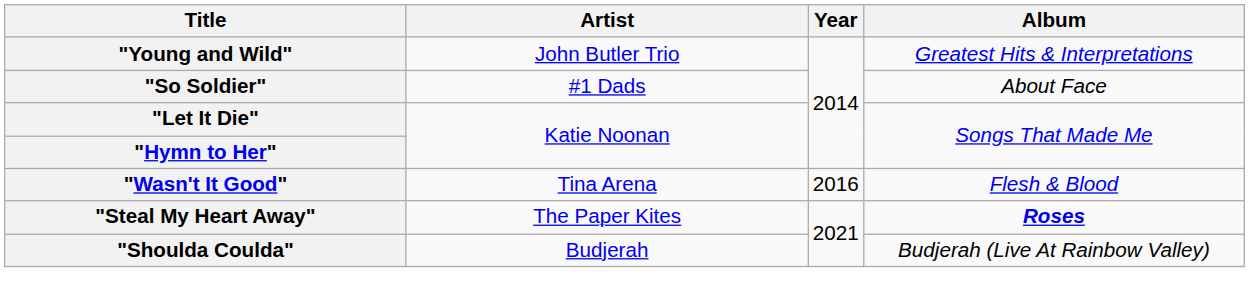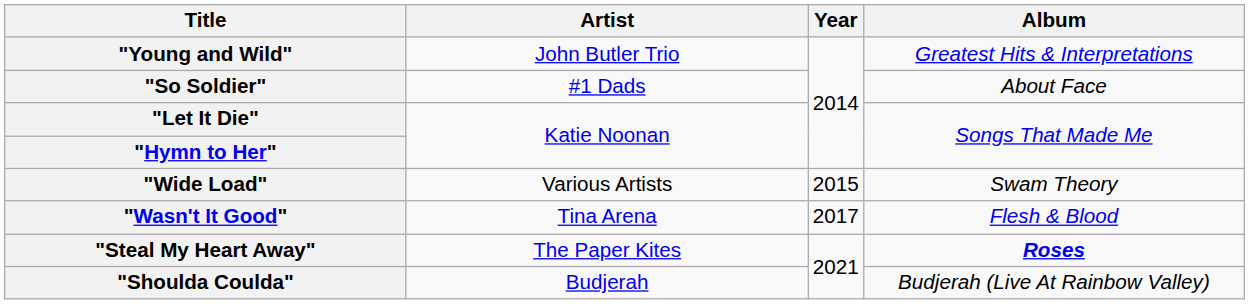+ row: (205, 184)
(836, 184) 2016 -> (836, 217) 2017
